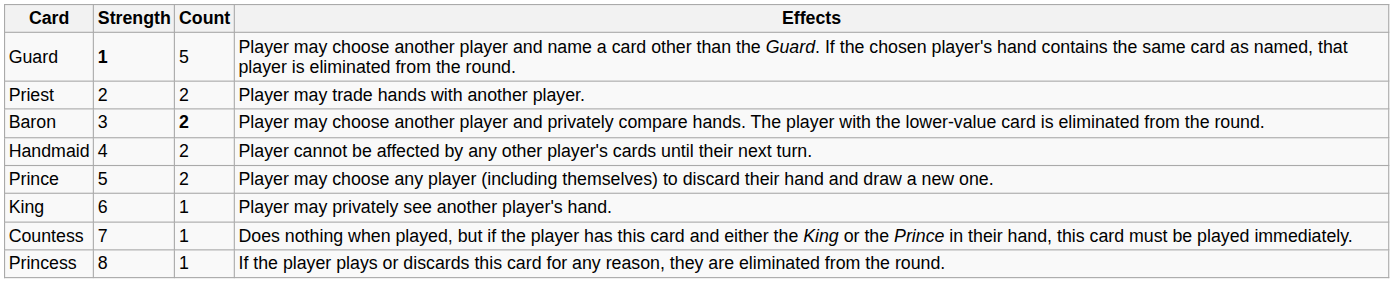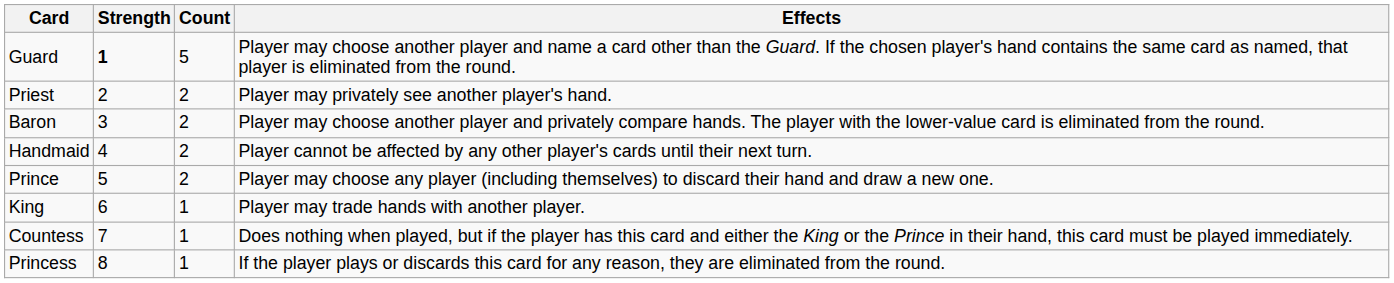(412, 94) Player may trade hands with another player. -> (425, 94) Player may privately see another player's hand.
(184, 123) bold -> (184, 123) normal
(425, 207) Player may privately see another player's hand. -> (412, 207) Player may trade hands with another player.
